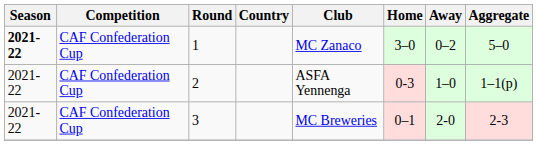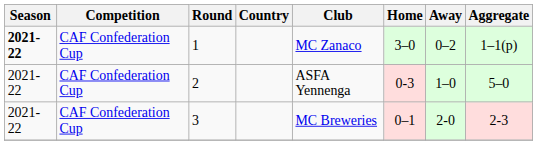(499, 45) 5–0 -> (499, 45) 1–1(p)
(499, 83) 1–1(p) -> (499, 83) 5–0
